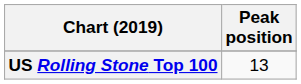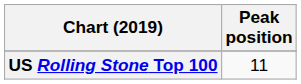(259, 65) 13 -> (259, 65) 11
